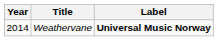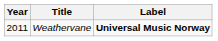(18, 28) 2014 -> (17, 28) 2011
